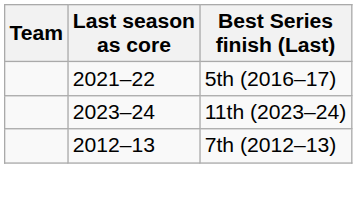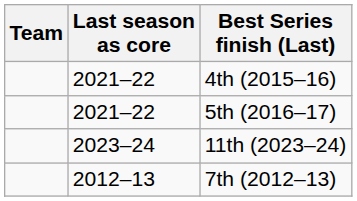+ row: (270, 78)
